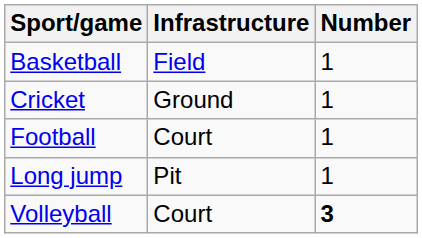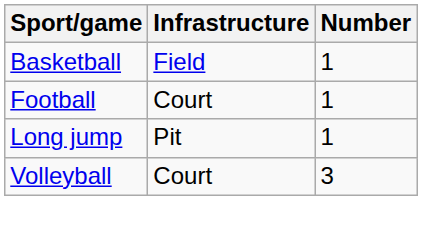- row: (48, 99)
(327, 213) bold -> (327, 175) normal
